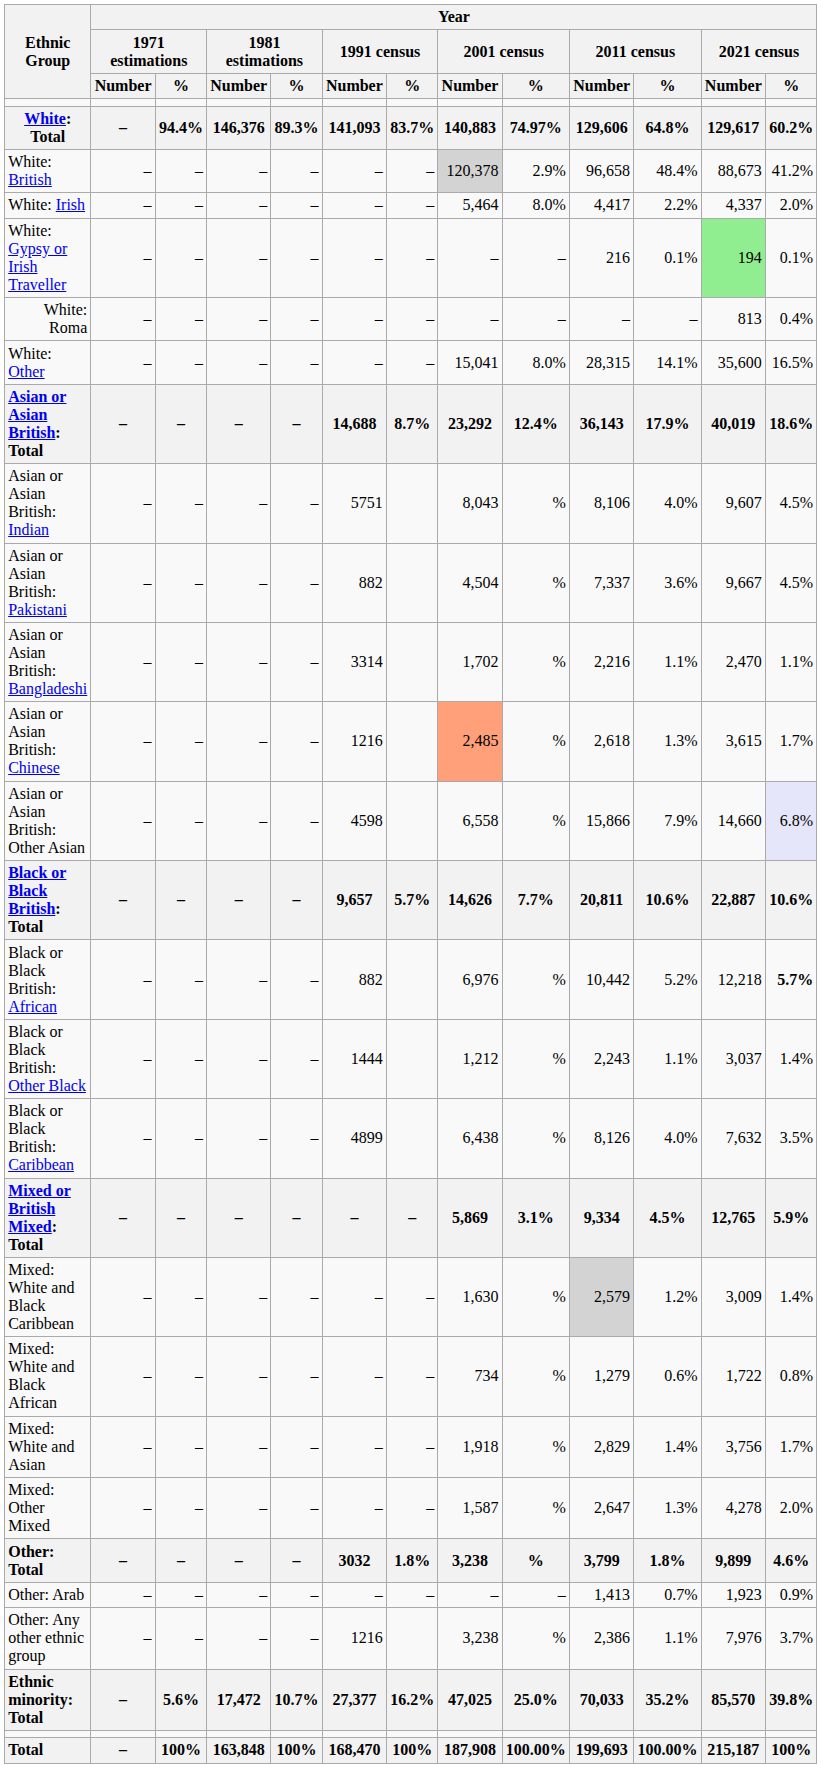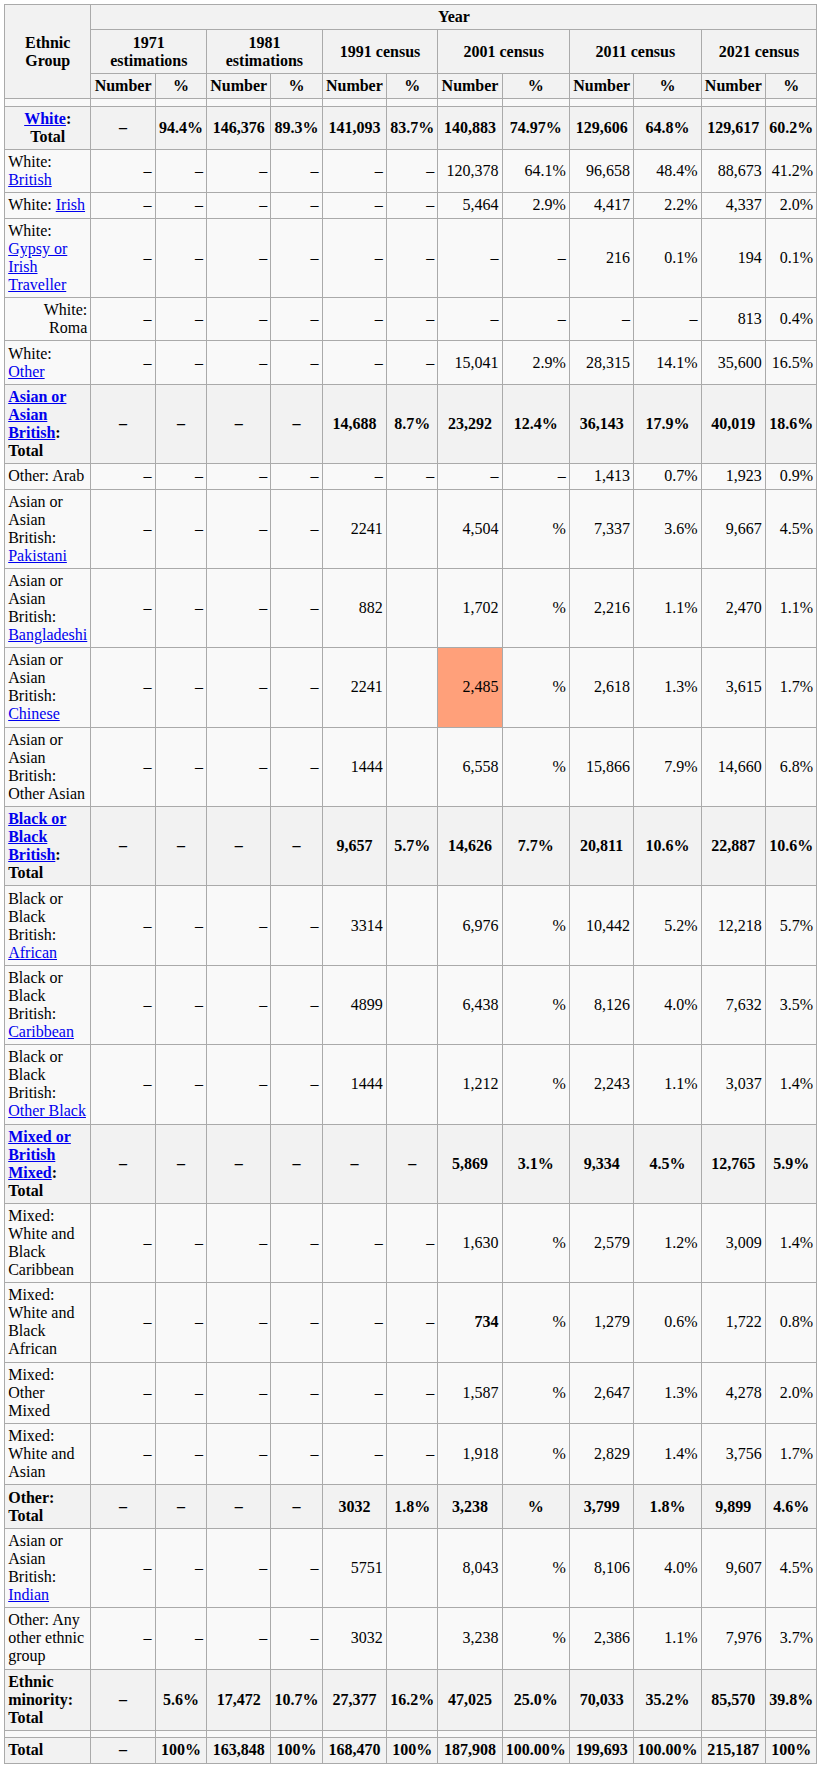(472, 171) lightgrey background -> (472, 171) no background
(549, 171) 2.9% -> (545, 171) 64.1%
(549, 205) 8.0% -> (549, 205) 2.9%
(750, 257) lightgreen background -> (750, 257) no background
(549, 362) 8.0% -> (549, 362) 2.9%
rows swapped: (36, 503) <-> (46, 1594)
(371, 582) 882 -> (367, 528) 2241
(367, 662) 3314 -> (371, 608) 882
(367, 741) 1216 -> (367, 687) 2241
(367, 820) 4598 -> (367, 766) 1444
(796, 820) lavender background -> (796, 766) no background
(371, 979) 882 -> (367, 925) 3314
(795, 979) bold -> (796, 925) normal
rows swapped: (41, 1138) <-> (47, 1058)
(612, 1297) lightgrey background -> (612, 1243) no background
(486, 1376) normal -> (486, 1322) bold
rows swapped: (41, 1446) <-> (31, 1508)
(367, 1638) 1216 -> (367, 1638) 3032
